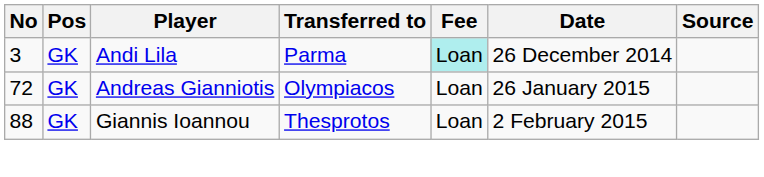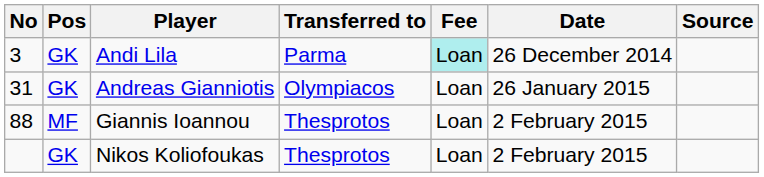(21, 88) 72 -> (21, 88) 31
(63, 121) GK -> (63, 121) MF
+ row: (180, 155)
